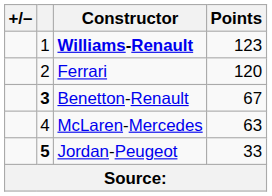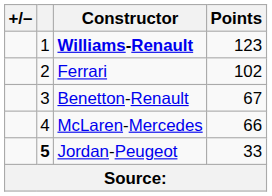(248, 72) 120 -> (248, 72) 102
(45, 98) bold -> (45, 98) normal
(253, 125) 63 -> (253, 125) 66
